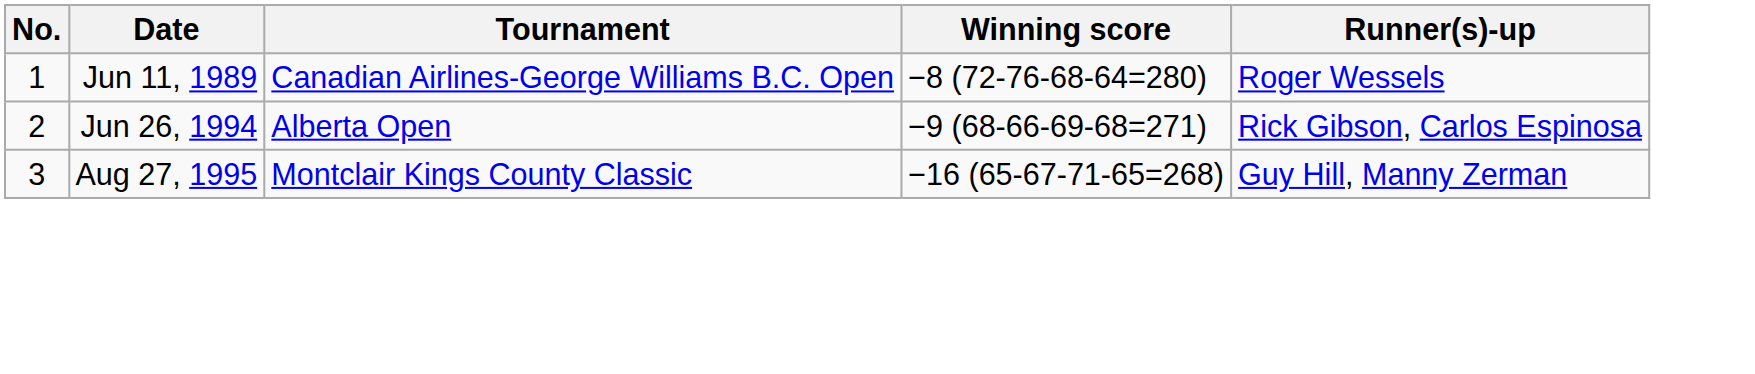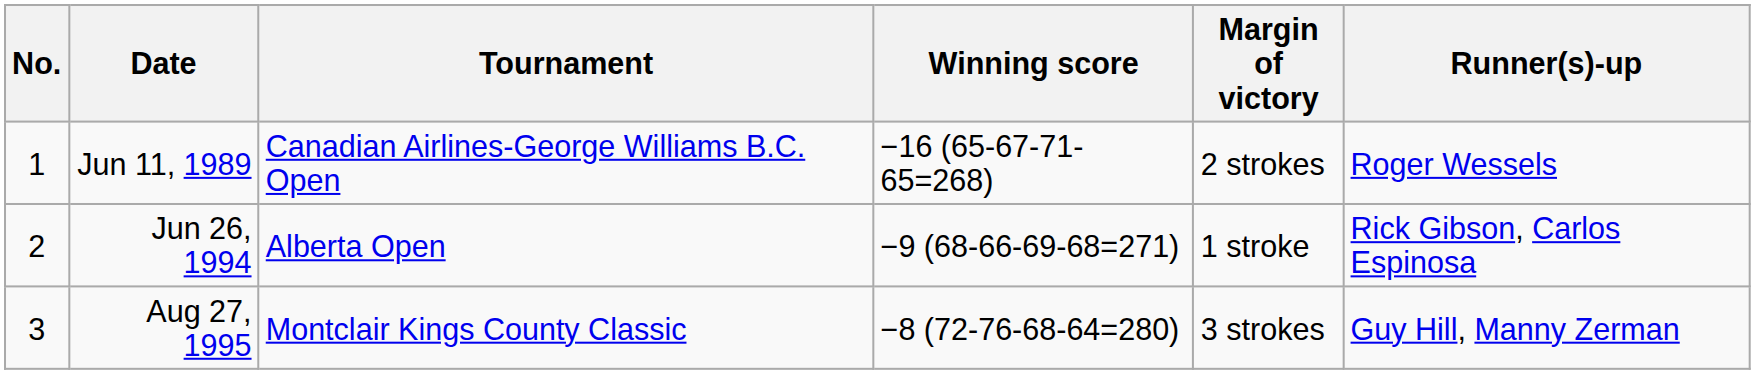+ column: (1269, 64)
(1058, 78) −8 (72-76-68-64=280) -> (982, 163) −16 (65-67-71-65=268)
(1066, 174) −16 (65-67-71-65=268) -> (1030, 328) −8 (72-76-68-64=280)
